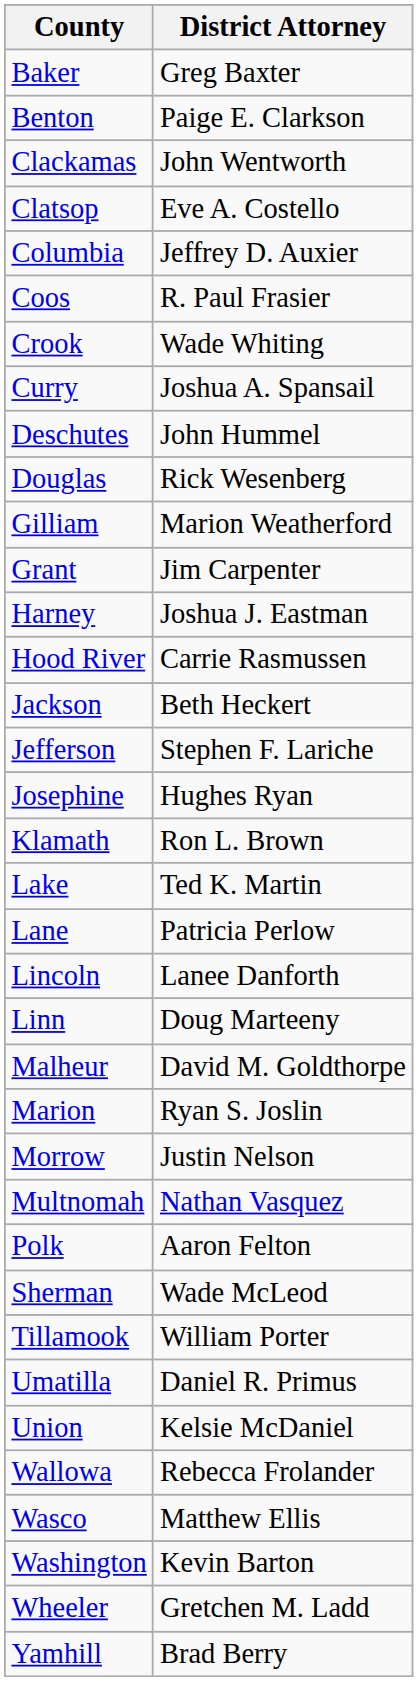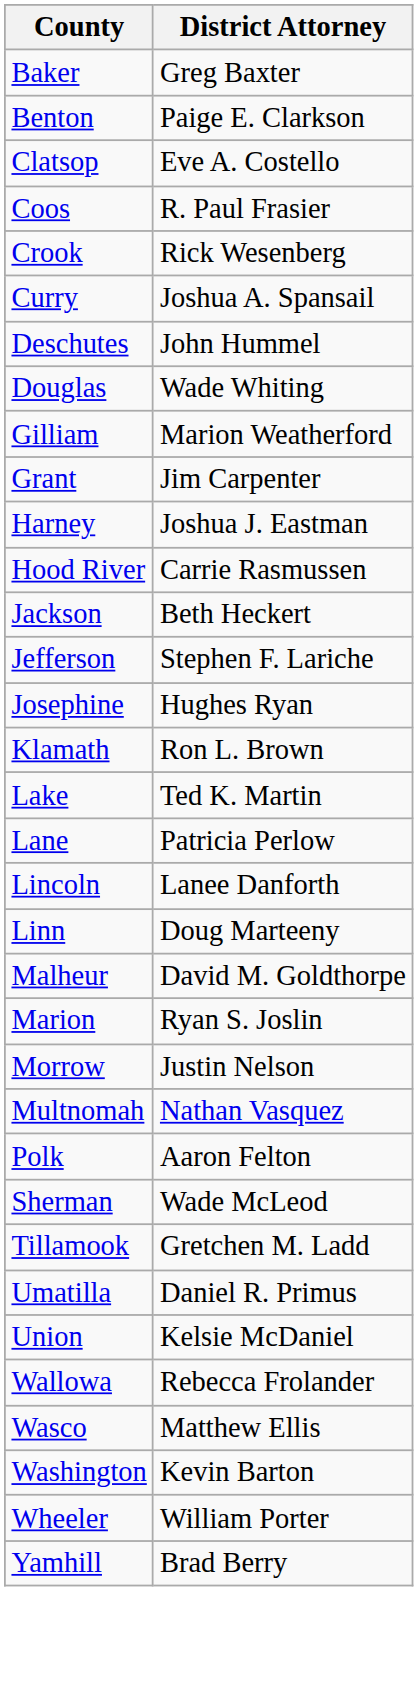- row: (74, 162)
- row: (68, 252)
(242, 343) Wade Whiting -> (253, 252) Rick Wesenberg
(253, 478) Rick Wesenberg -> (242, 388) Wade Whiting
(244, 1336) William Porter -> (265, 1246) Gretchen M. Ladd
(265, 1607) Gretchen M. Ladd -> (244, 1517) William Porter
